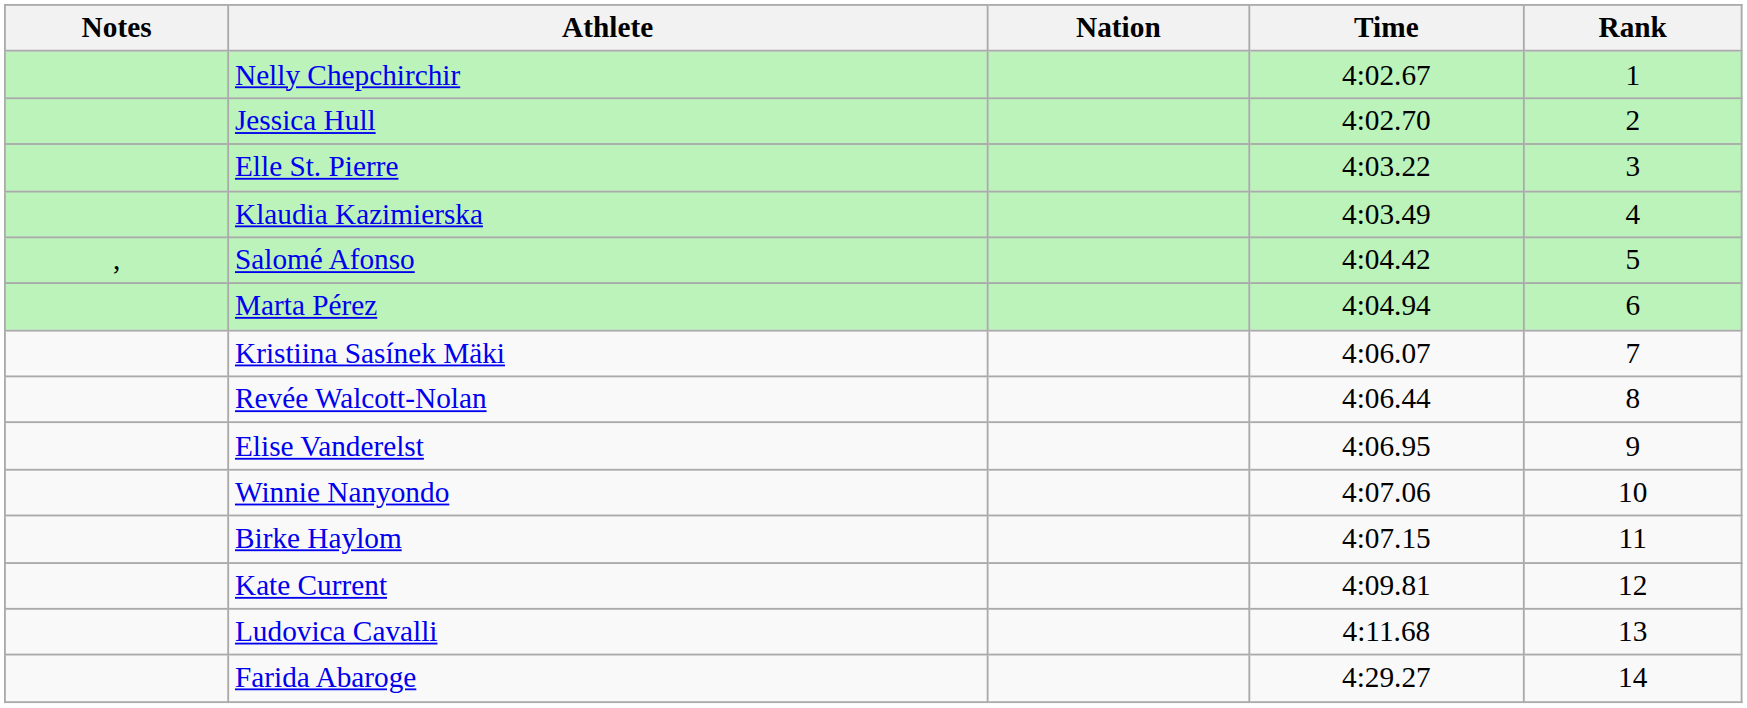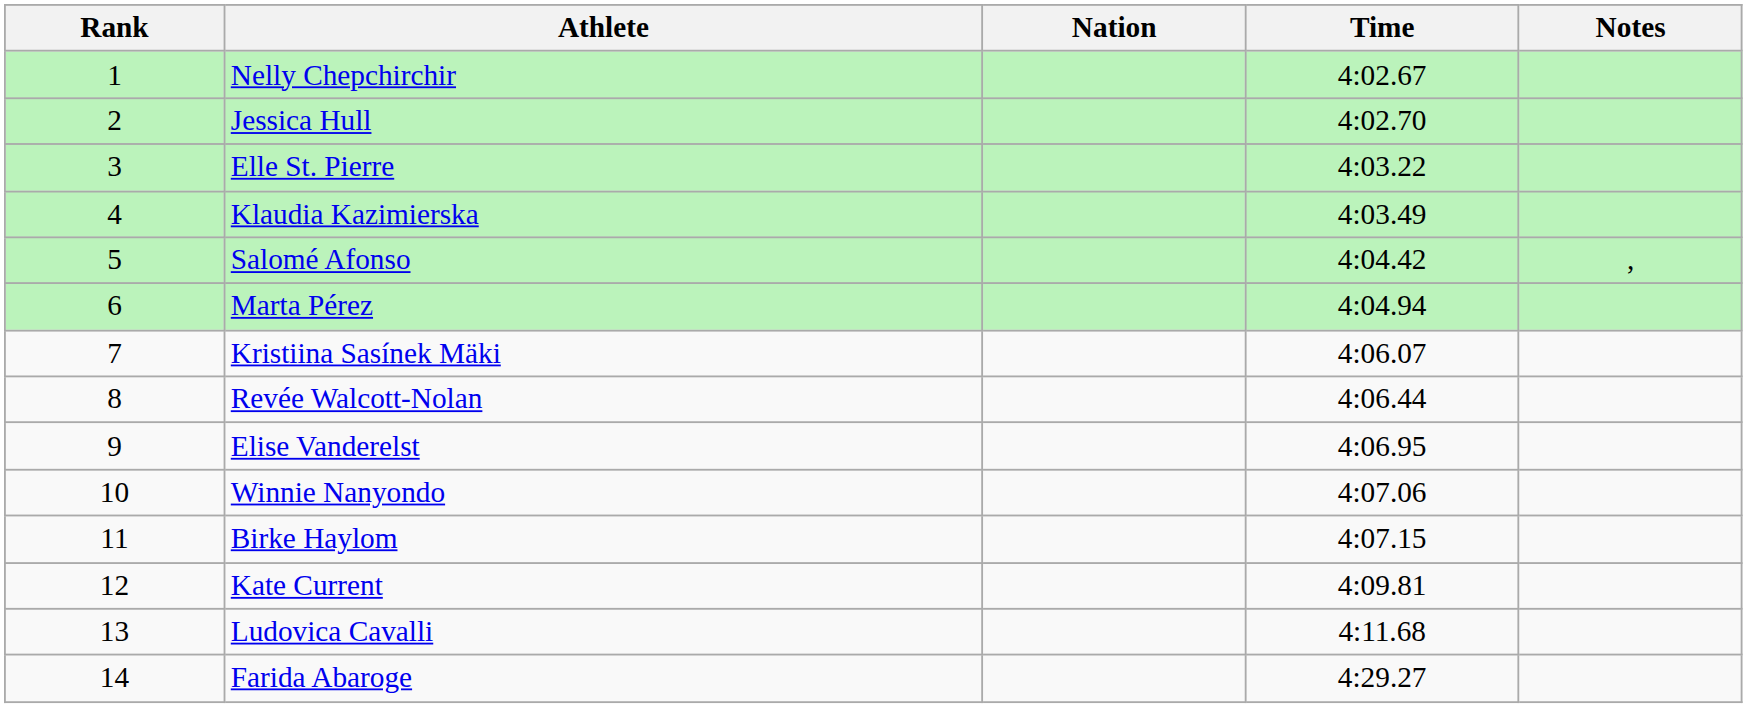columns swapped: (1633, 27) <-> (117, 27)
